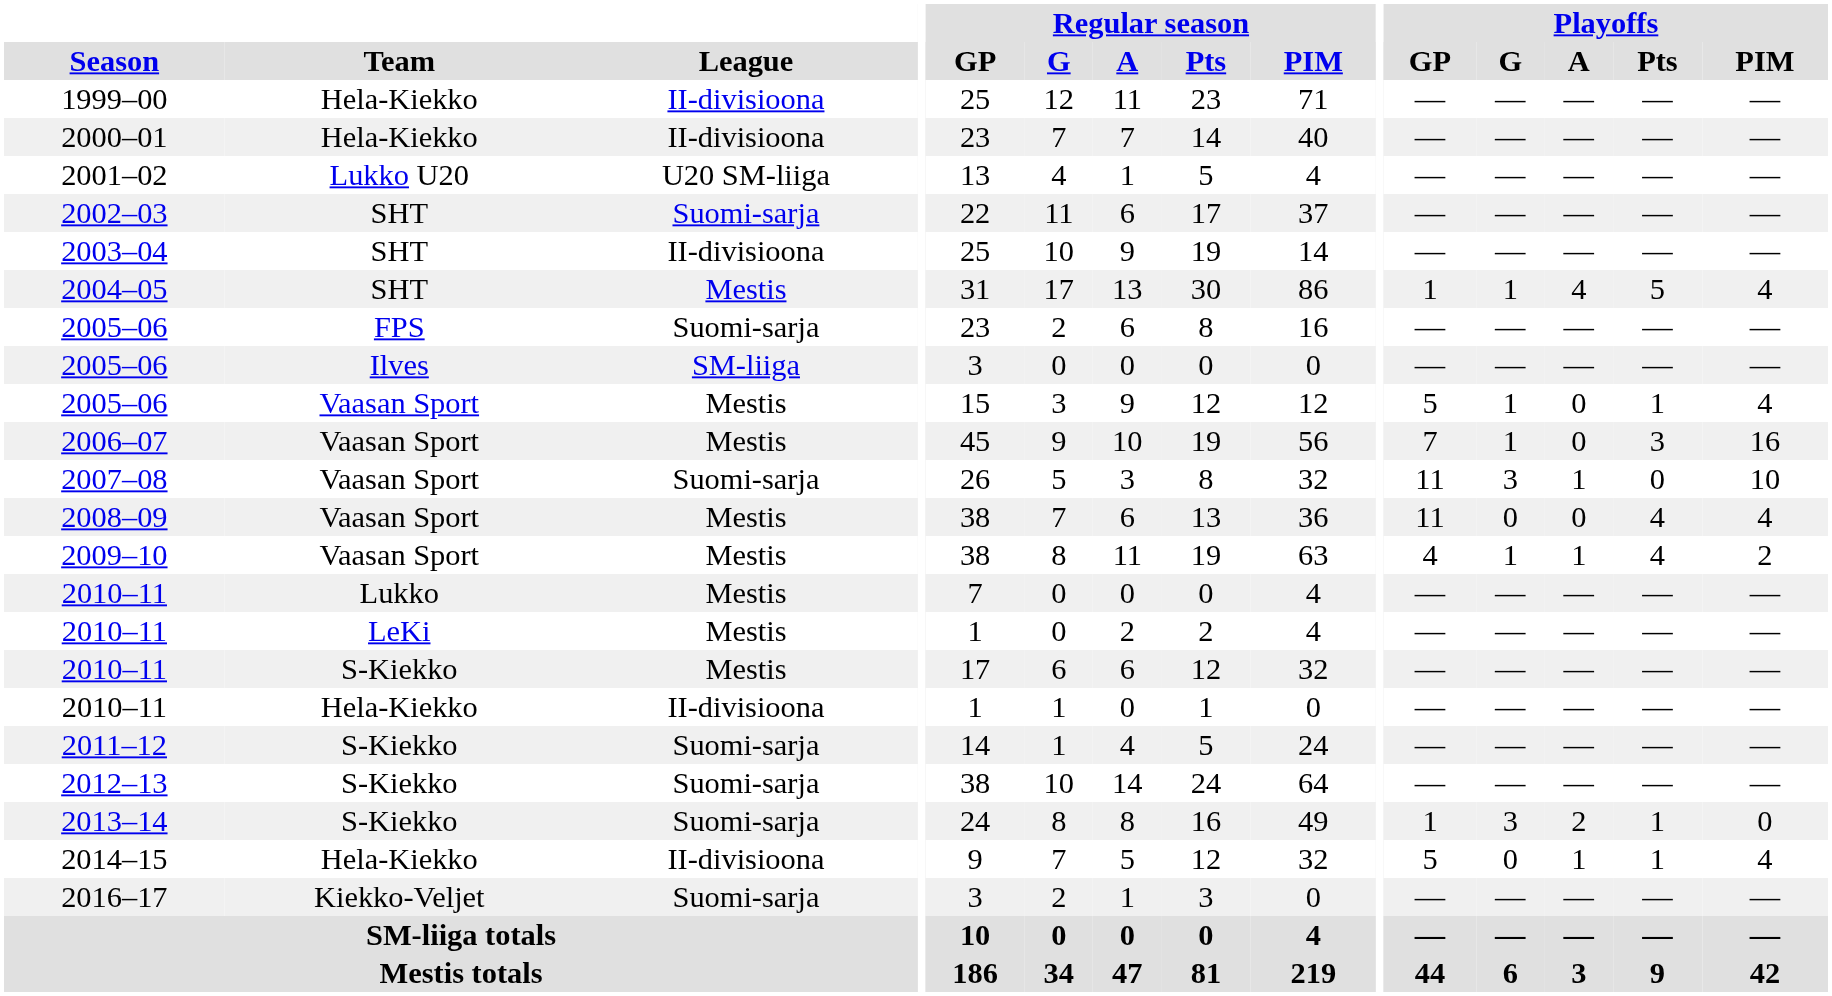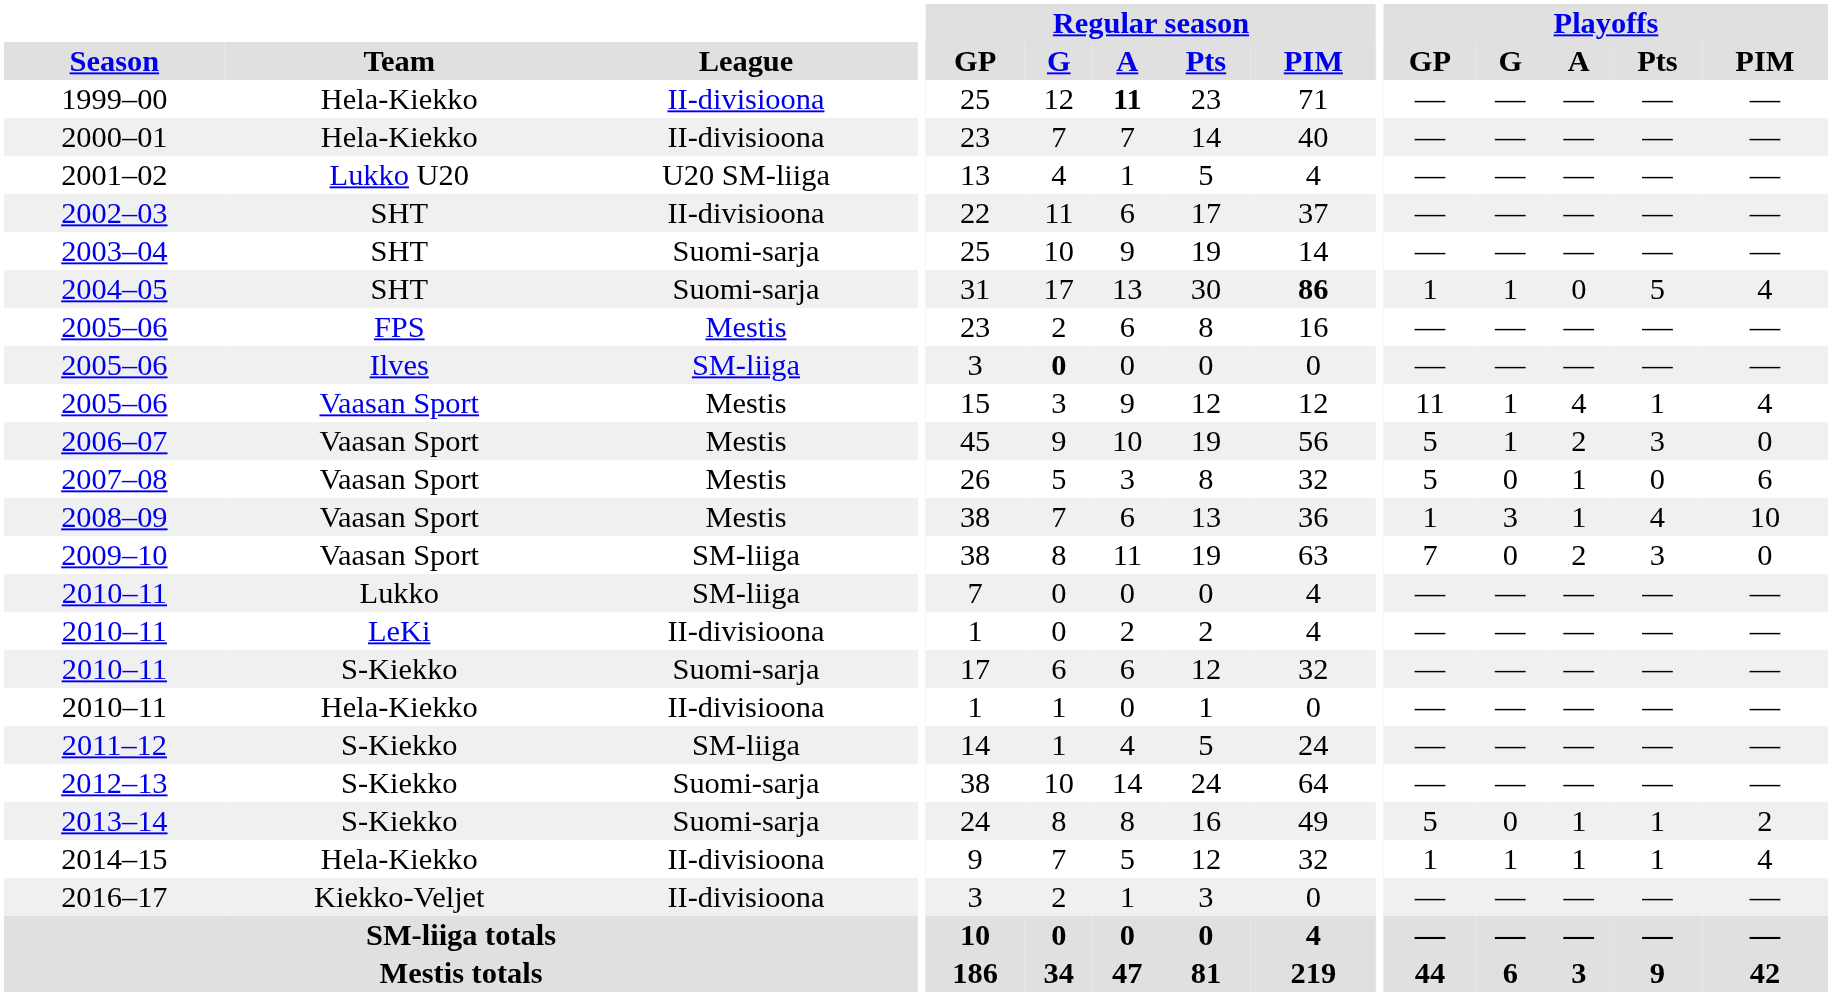(1127, 98) normal -> (1127, 98) bold
(746, 212) Suomi-sarja -> (746, 212) II-divisioona
(746, 250) II-divisioona -> (746, 250) Suomi-sarja
(746, 288) Mestis -> (746, 288) Suomi-sarja
(1313, 288) normal -> (1313, 288) bold
(1579, 288) 4 -> (1579, 288) 0
(746, 326) Suomi-sarja -> (746, 326) Mestis
(1059, 364) normal -> (1059, 364) bold
(1430, 402) 5 -> (1430, 402) 11
(1579, 402) 0 -> (1579, 402) 4
(1430, 440) 7 -> (1430, 440) 5
(1579, 440) 0 -> (1579, 440) 2
(1765, 440) 16 -> (1765, 440) 0
(746, 478) Suomi-sarja -> (746, 478) Mestis
(1430, 478) 11 -> (1430, 478) 5
(1510, 478) 3 -> (1510, 478) 0
(1765, 478) 10 -> (1765, 478) 6
(1430, 516) 11 -> (1430, 516) 1
(1510, 516) 0 -> (1510, 516) 3
(1579, 516) 0 -> (1579, 516) 1
(1765, 516) 4 -> (1765, 516) 10
(746, 554) Mestis -> (746, 554) SM-liiga
(1430, 554) 4 -> (1430, 554) 7
(1510, 554) 1 -> (1510, 554) 0
(1579, 554) 1 -> (1579, 554) 2
(1657, 554) 4 -> (1657, 554) 3
(1765, 554) 2 -> (1765, 554) 0
(746, 592) Mestis -> (746, 592) SM-liiga
(746, 630) Mestis -> (746, 630) II-divisioona
(746, 668) Mestis -> (746, 668) Suomi-sarja
(746, 744) Suomi-sarja -> (746, 744) SM-liiga
(1430, 820) 1 -> (1430, 820) 5
(1510, 820) 3 -> (1510, 820) 0
(1579, 820) 2 -> (1579, 820) 1
(1765, 820) 0 -> (1765, 820) 2
(1430, 858) 5 -> (1430, 858) 1
(1510, 858) 0 -> (1510, 858) 1
(746, 896) Suomi-sarja -> (746, 896) II-divisioona
